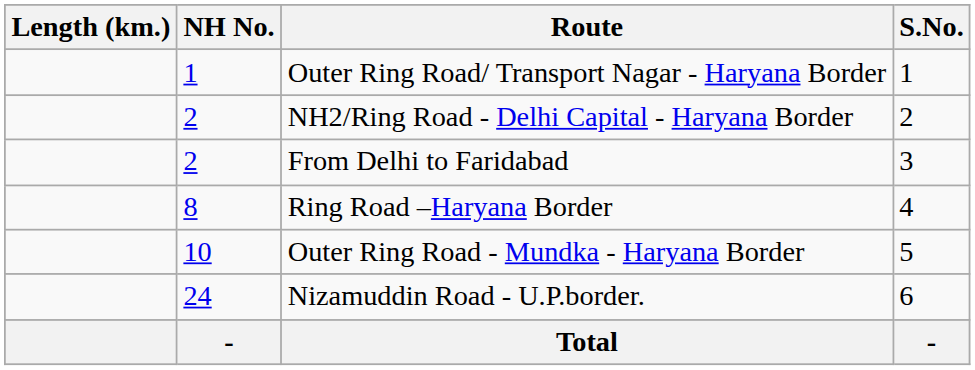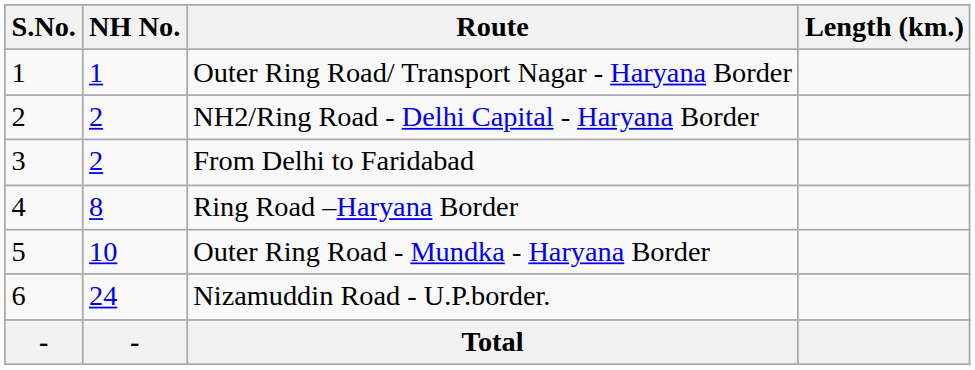columns swapped: (932, 26) <-> (91, 26)
